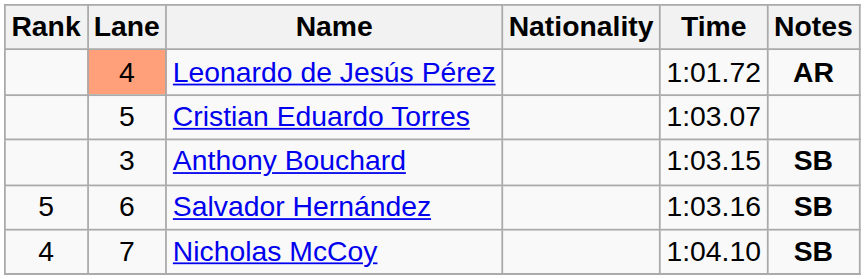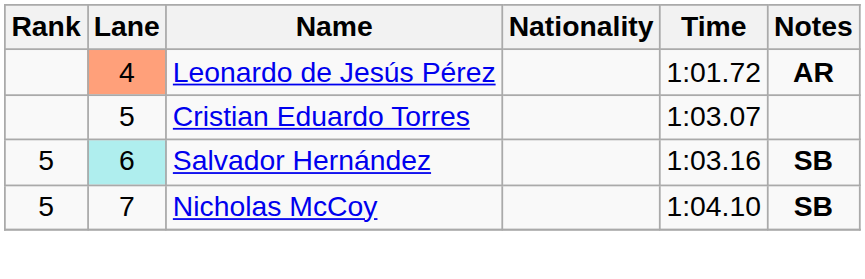- row: (289, 161)
(127, 206) no background -> (127, 161) paleturquoise background
(46, 251) 4 -> (46, 206) 5
